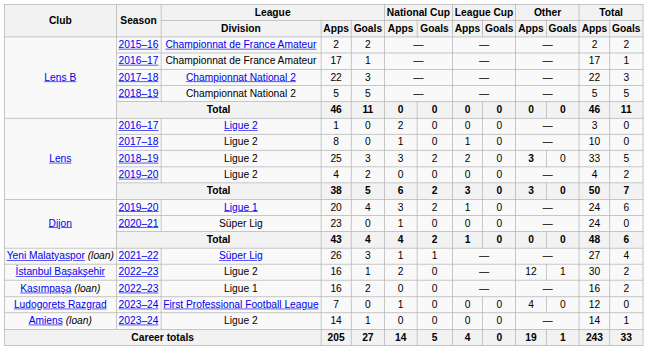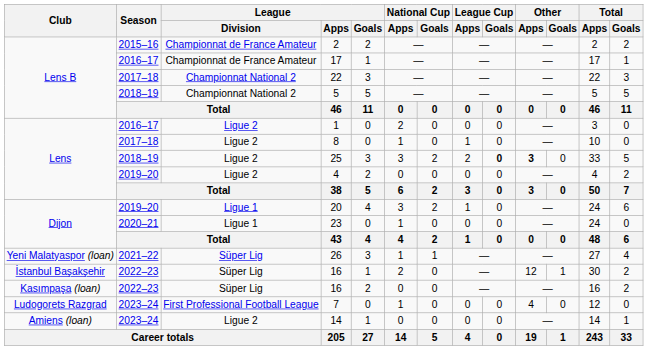(499, 158) normal -> (499, 158) bold
(241, 223) Süper Lig -> (241, 223) Ligue 1
(241, 272) Ligue 2 -> (241, 272) Süper Lig
(241, 288) Ligue 1 -> (241, 288) Süper Lig
